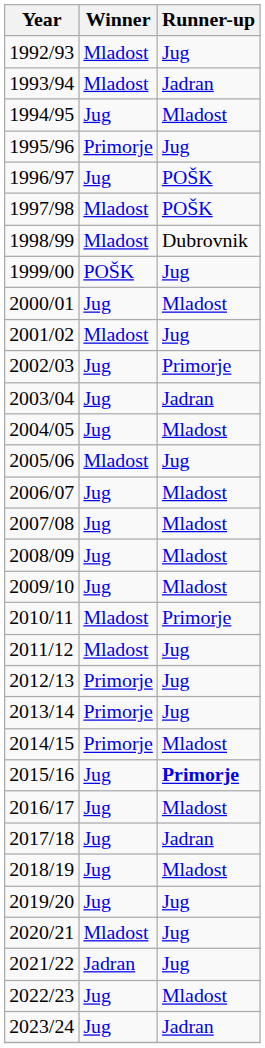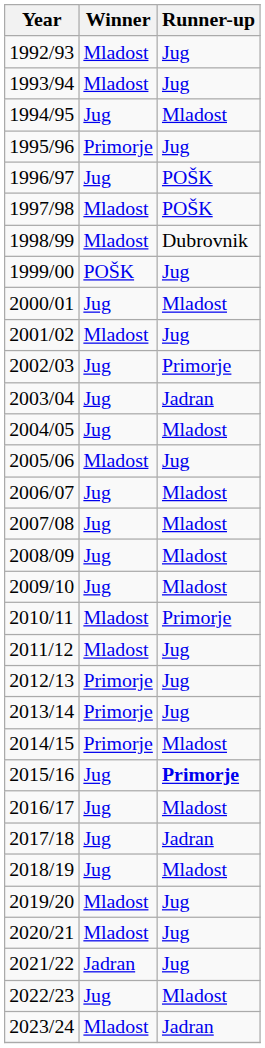(188, 83) Jadran -> (176, 83) Jug
(97, 901) Jug -> (116, 901) Mladost
(97, 1027) Jug -> (116, 1027) Mladost
